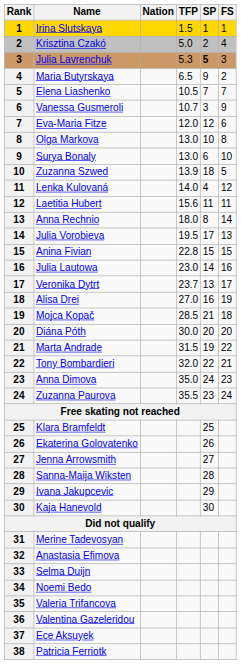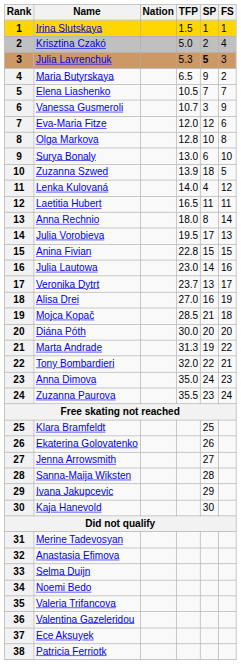(188, 140) 13.0 -> (188, 140) 12.8
(188, 204) 15.6 -> (188, 204) 16.5
(188, 348) 31.5 -> (188, 348) 31.3
